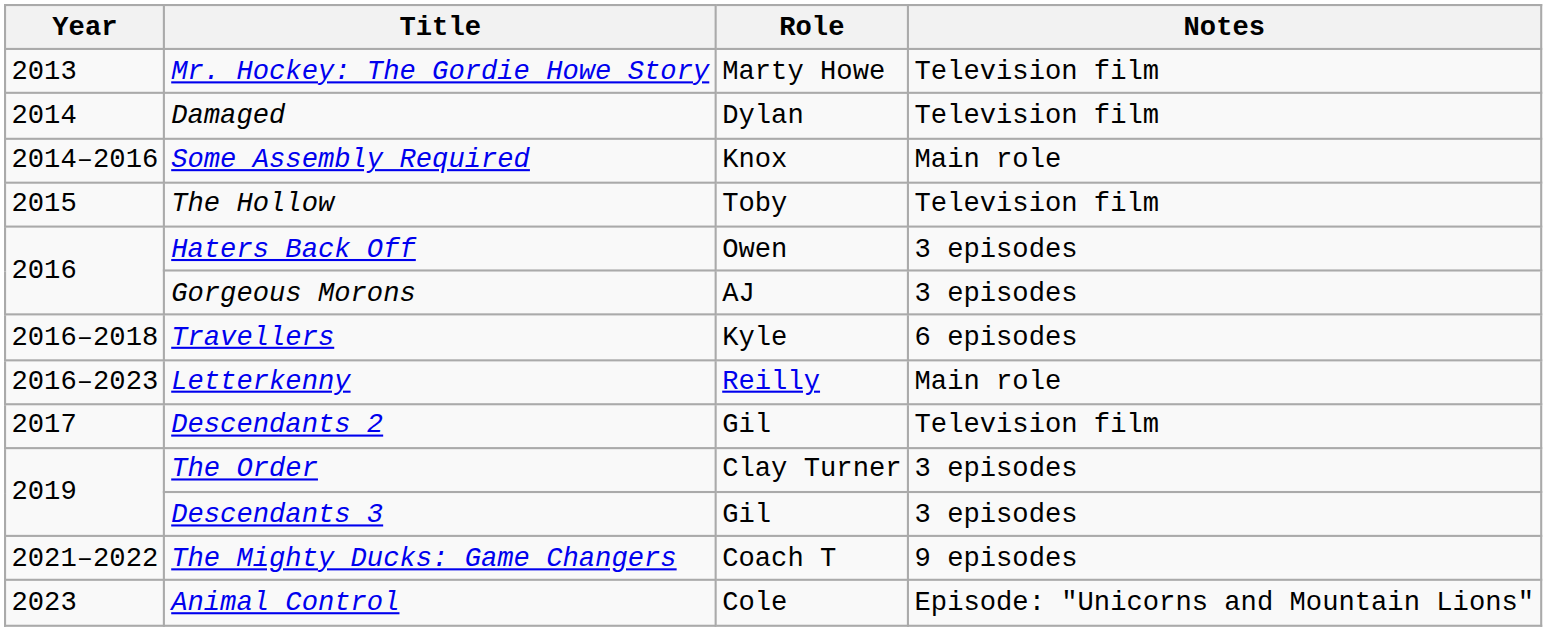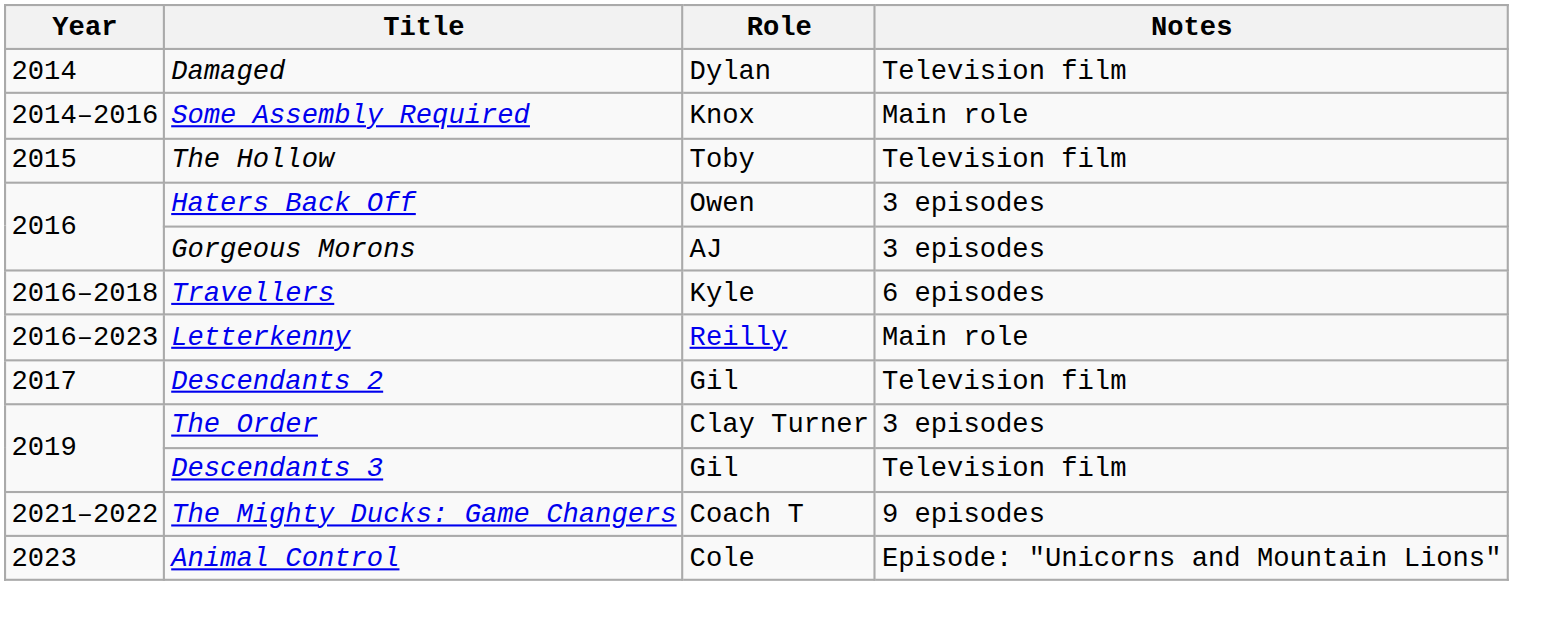- row: (440, 71)
(996, 514) 3 episodes -> (1004, 470) Television film
